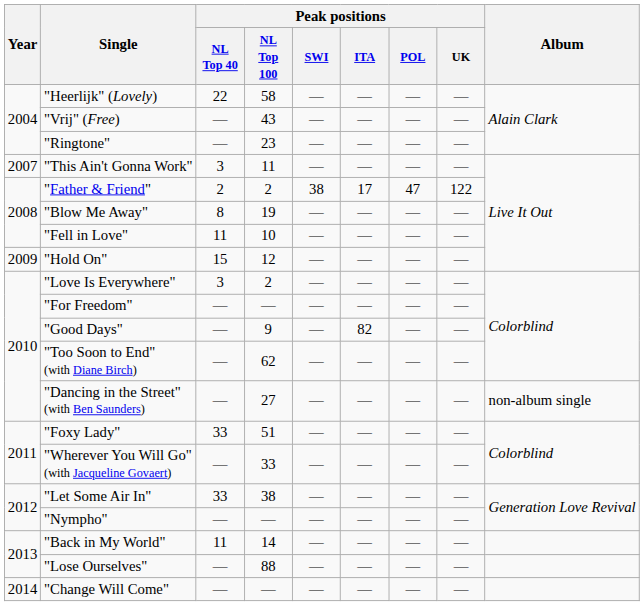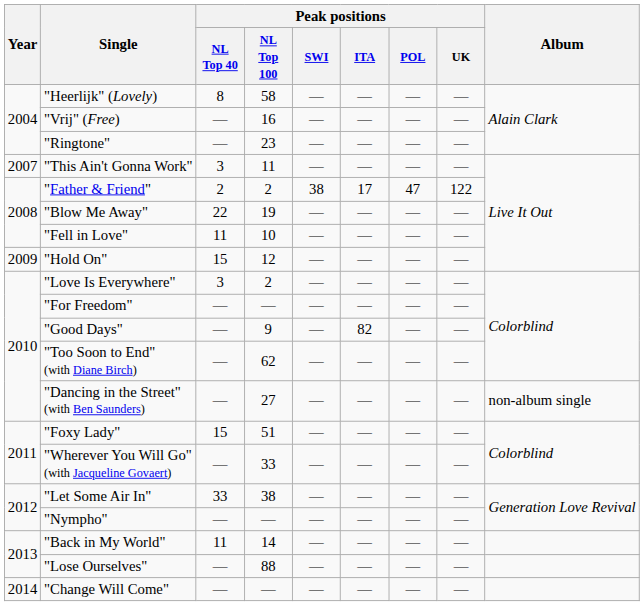(220, 95) 22 -> (220, 95) 8
(268, 119) 43 -> (268, 119) 16
(220, 212) 8 -> (220, 212) 22
(220, 432) 33 -> (220, 432) 15
